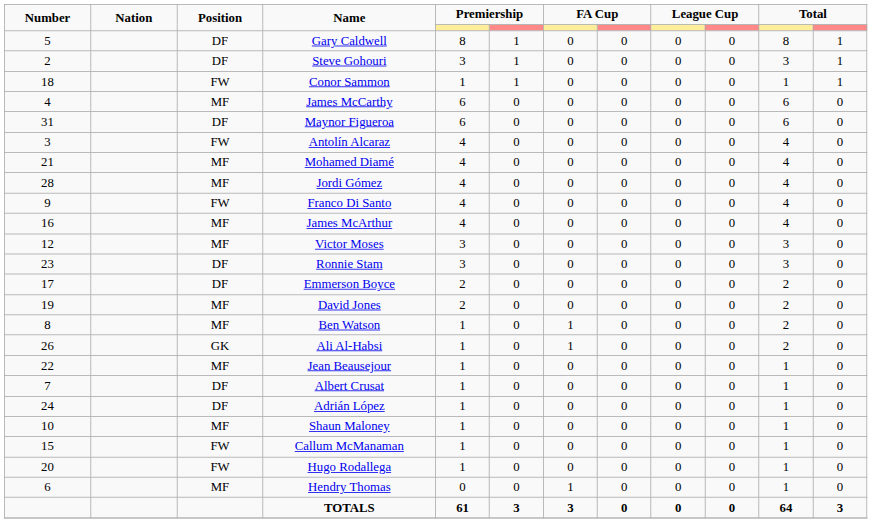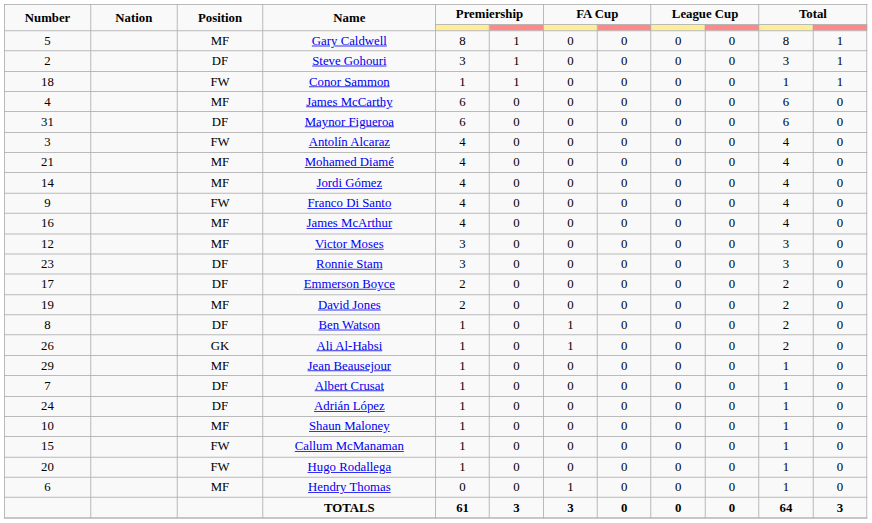(220, 40) DF -> (220, 40) MF
(48, 182) 28 -> (48, 182) 14
(220, 325) MF -> (220, 325) DF
(48, 365) 22 -> (48, 365) 29
